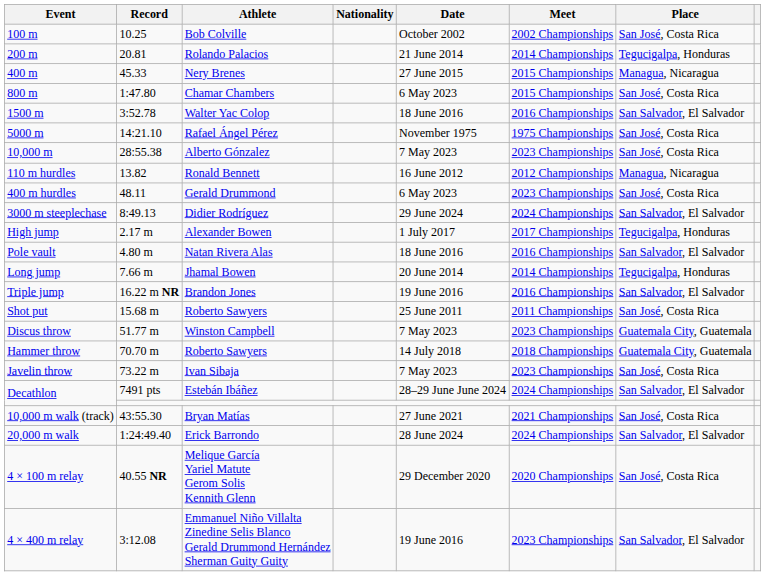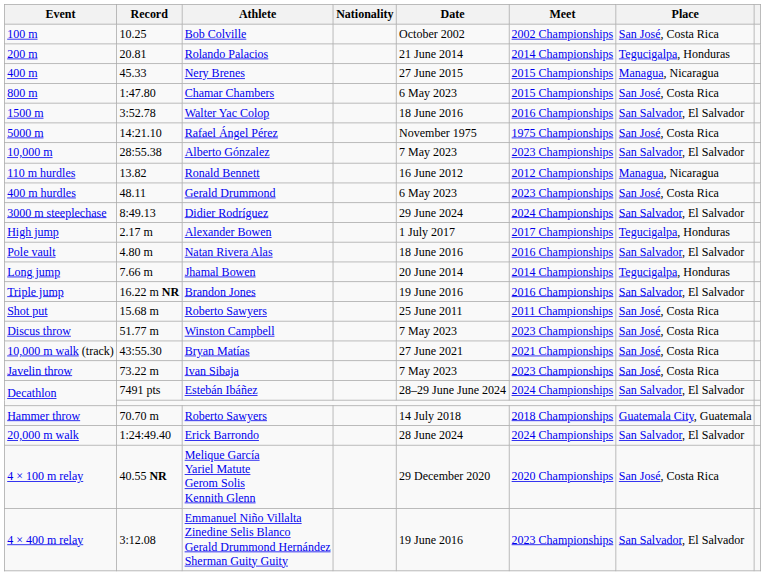(669, 153) San José, Costa Rica -> (682, 153) San Salvador, El Salvador
(685, 331) Guatemala City, Guatemala -> (669, 331) San José, Costa Rica
rows swapped: (44, 351) <-> (60, 416)
